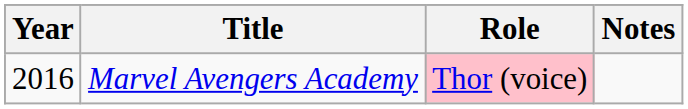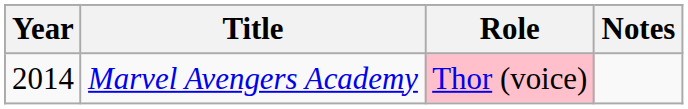(43, 77) 2016 -> (43, 77) 2014
